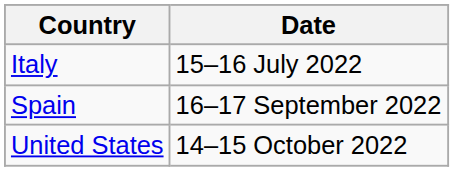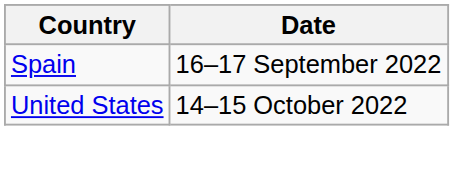- row: (34, 65)
